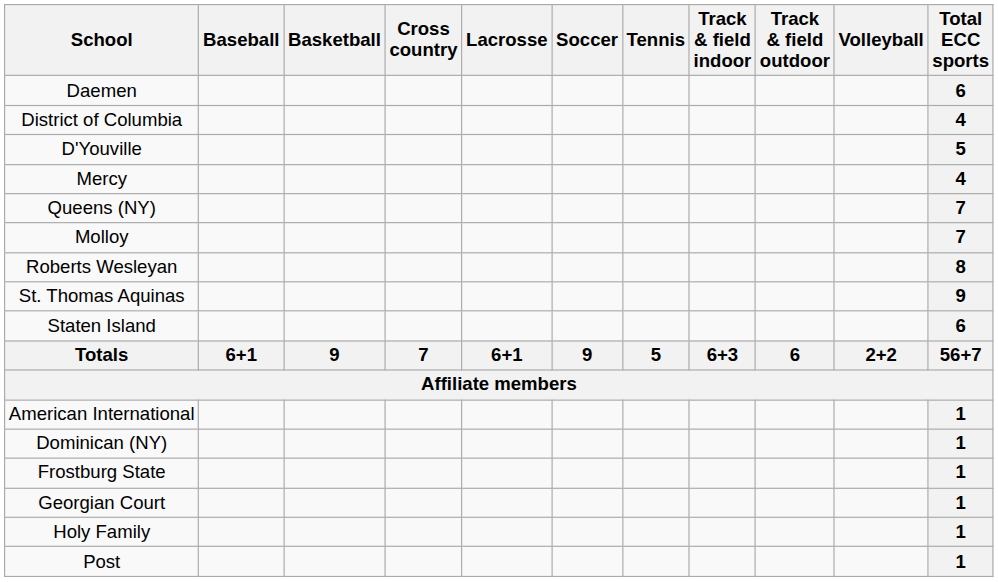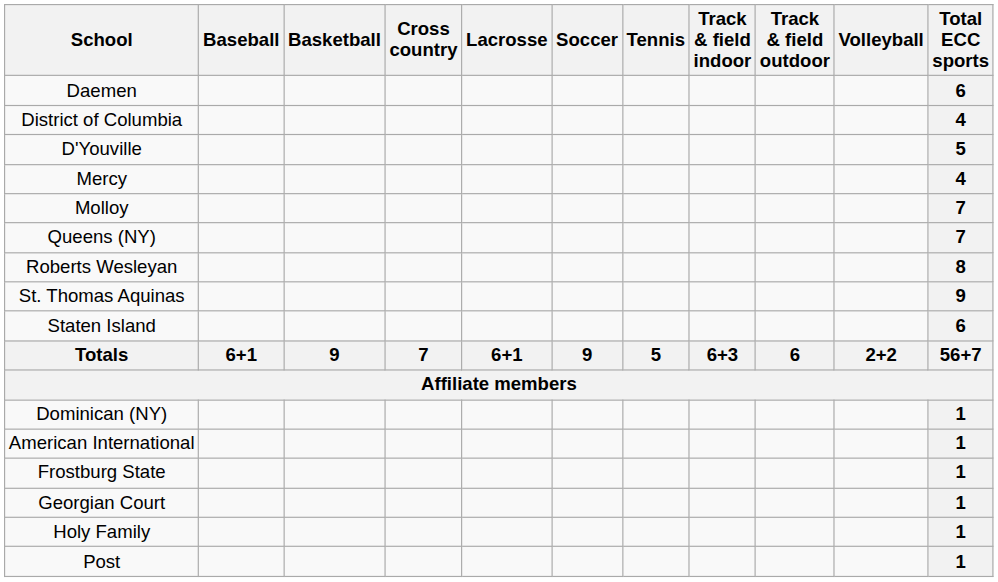rows swapped: (102, 237) <-> (102, 208)
rows swapped: (102, 414) <-> (102, 443)
